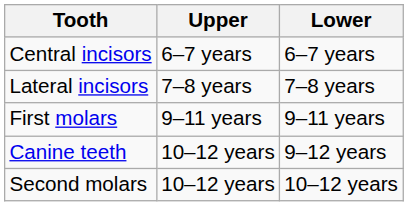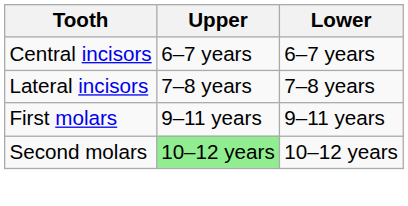- row: (68, 151)
(218, 184) no background -> (218, 151) lightgreen background
